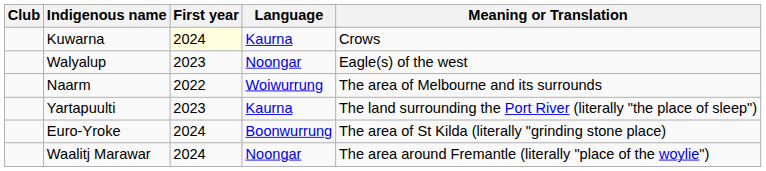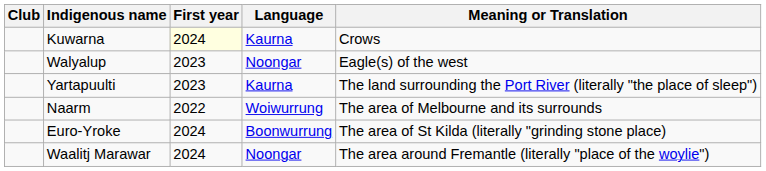rows swapped: (69, 85) <-> (81, 108)
